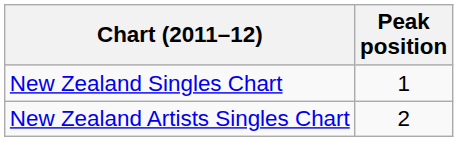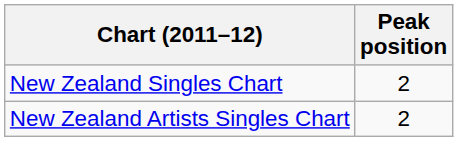(404, 82) 1 -> (404, 82) 2
